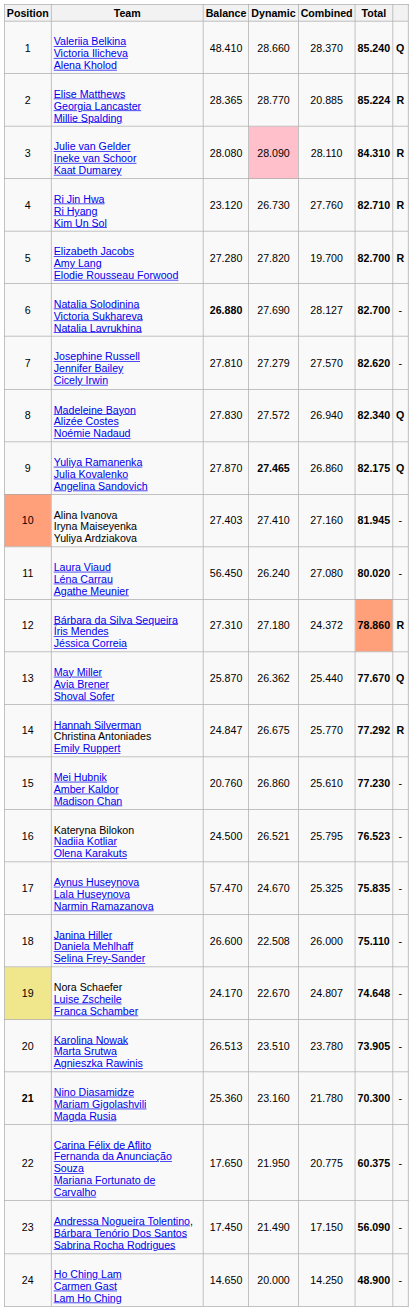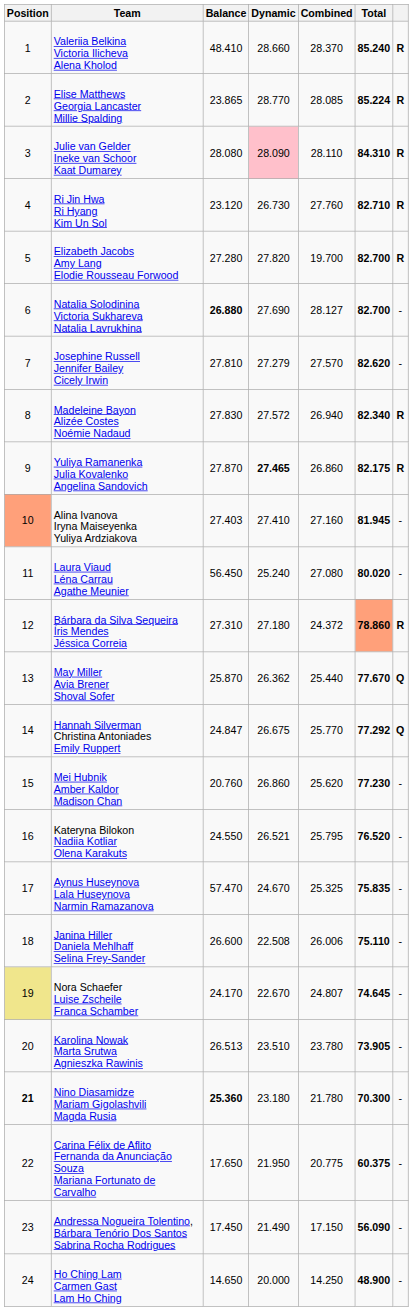(400, 48) Q -> (400, 48) R
(226, 100) 28.365 -> (226, 100) 23.865
(327, 100) 20.885 -> (327, 100) 28.085
(400, 415) Q -> (400, 415) R
(400, 468) Q -> (400, 468) R
(274, 573) 26.240 -> (274, 573) 25.240
(400, 731) R -> (400, 731) Q
(327, 783) 25.610 -> (327, 783) 25.620
(226, 836) 24.500 -> (226, 836) 24.550
(374, 836) 76.523 -> (374, 836) 76.520
(327, 941) 26.000 -> (327, 941) 26.006
(374, 993) 74.648 -> (374, 993) 74.645
(226, 1099) normal -> (226, 1099) bold
(274, 1099) 23.160 -> (274, 1099) 23.180
